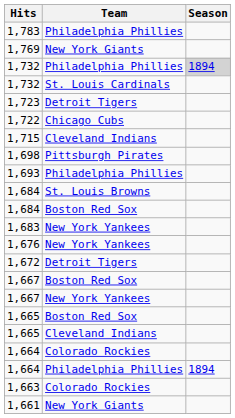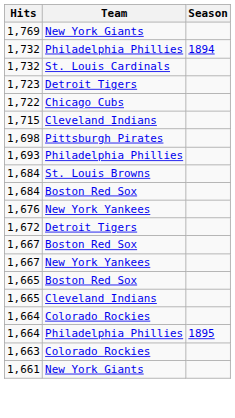- row: (23, 31)
(202, 67) lightgrey background -> (202, 49) no background
- row: (23, 227)
(202, 369) 1894 -> (202, 334) 1895
